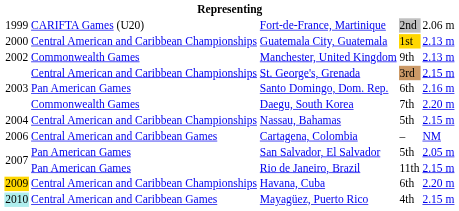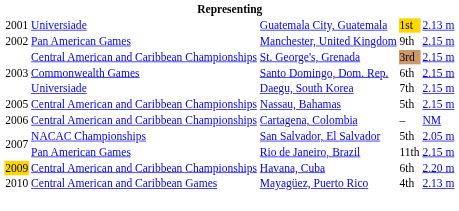- row: (323, 25)
(17, 41) 2000 -> (17, 25) 2001
(144, 41) Central American and Caribbean Championships -> (59, 25) Universiade
(85, 57) Commonwealth Games -> (81, 41) Pan American Games
(438, 57) 2.13 m -> (438, 41) 2.15 m
(81, 88) Pan American Games -> (85, 73) Commonwealth Games
(438, 88) 2.16 m -> (438, 73) 2.15 m
(85, 104) Commonwealth Games -> (59, 88) Universiade
(438, 104) 2.20 m -> (438, 88) 2.15 m
(17, 120) 2004 -> (17, 104) 2005
(124, 136) Central American and Caribbean Games -> (144, 120) Central American and Caribbean Championships
(81, 152) Pan American Games -> (89, 136) NACAC Championships
(17, 199) paleturquoise background -> (17, 184) no background
(438, 199) 2.15 m -> (438, 184) 2.13 m
